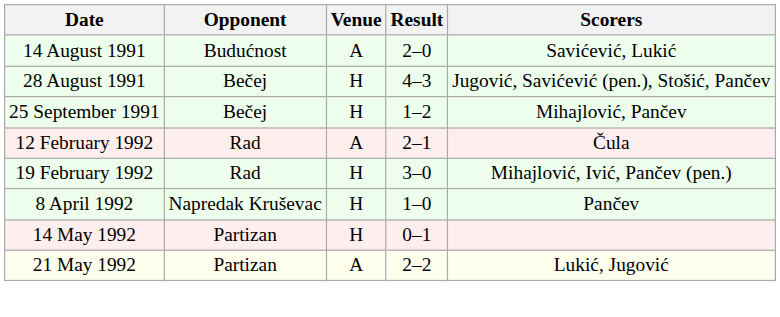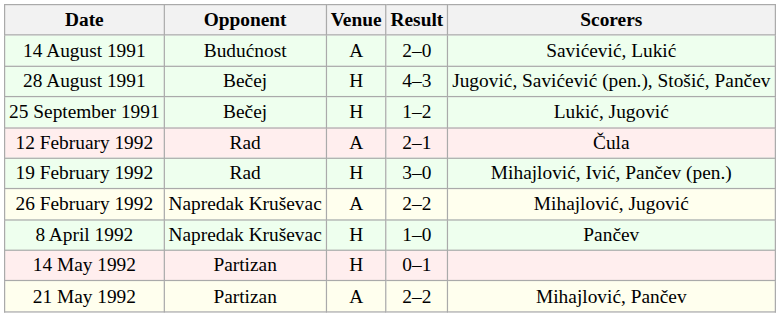(611, 111) Mihajlović, Pančev -> (611, 111) Lukić, Jugović
+ row: (84, 204)
(611, 265) Lukić, Jugović -> (611, 296) Mihajlović, Pančev
